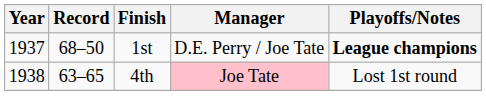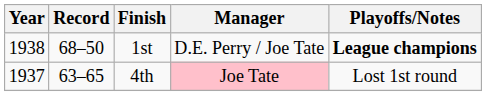(27, 47) 1937 -> (27, 47) 1938
(27, 76) 1938 -> (27, 76) 1937
